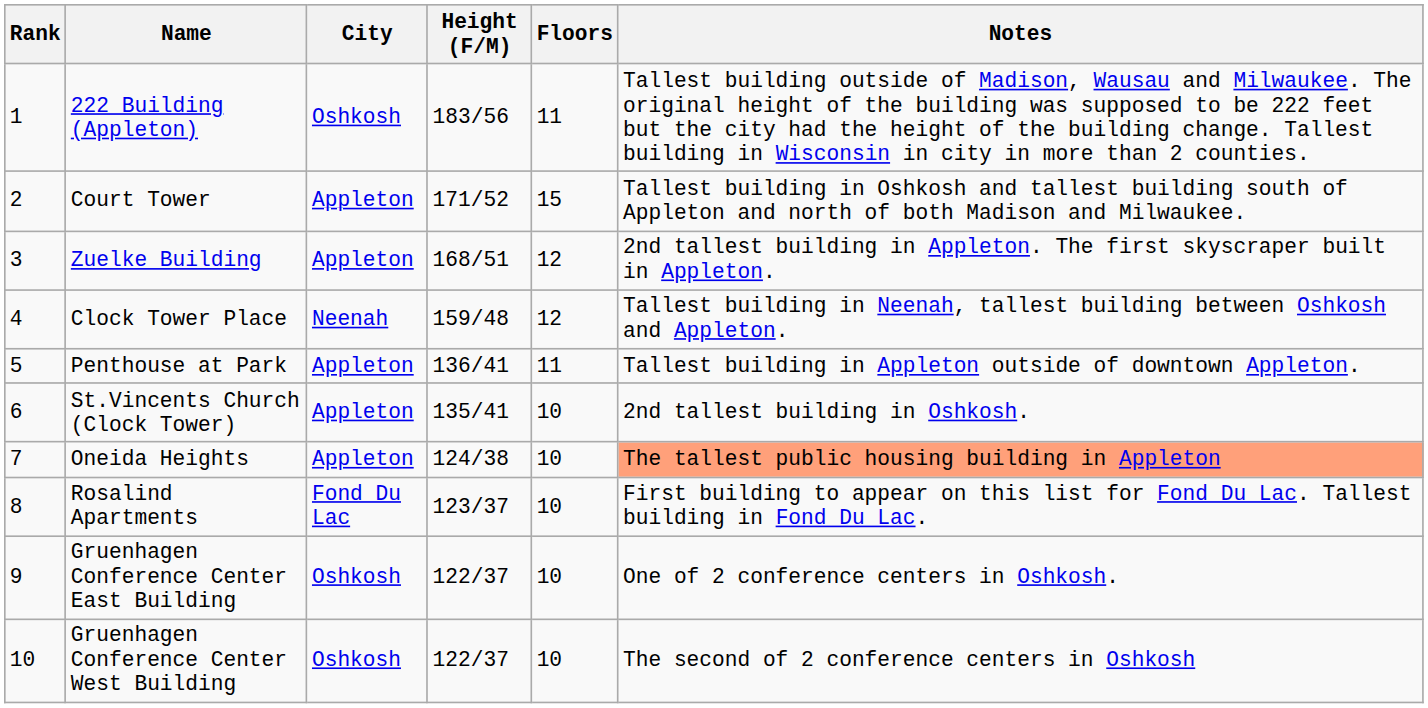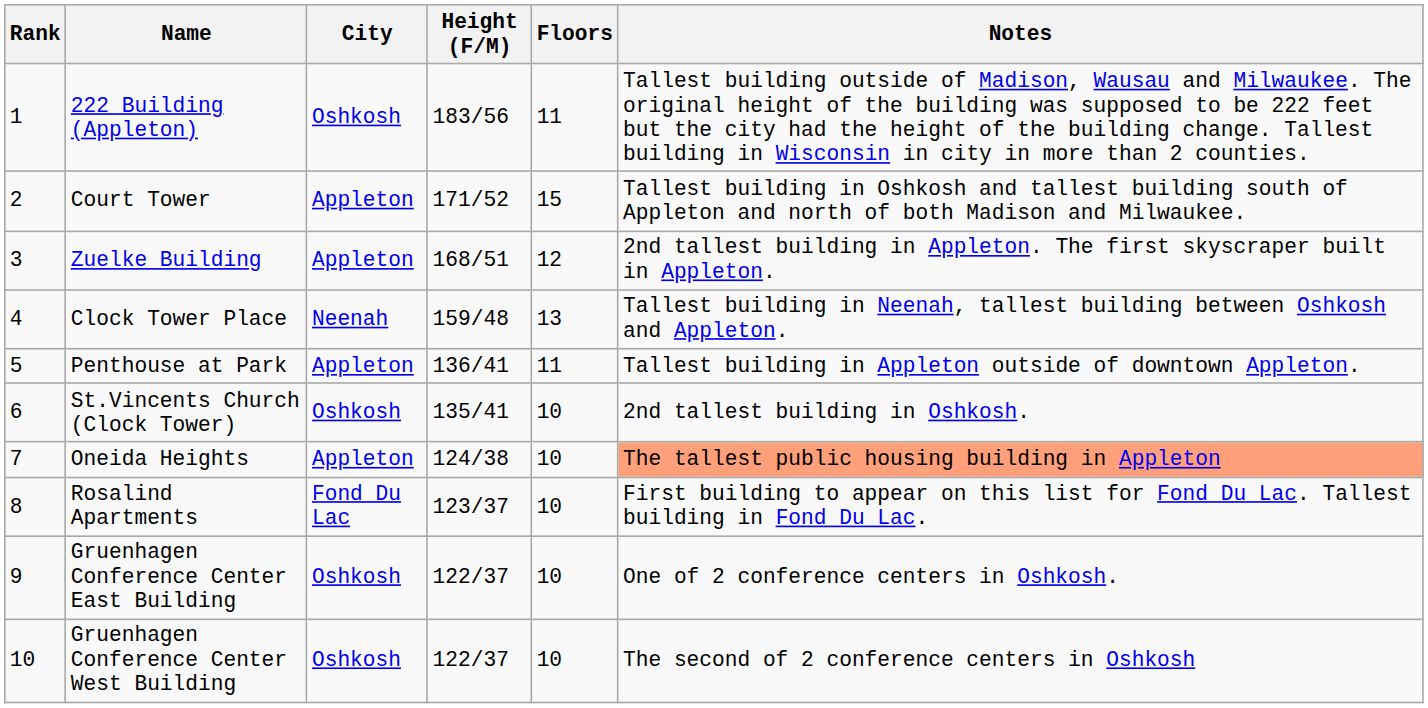(549, 319) 12 -> (549, 319) 13
(363, 413) Appleton -> (356, 413) Oshkosh
